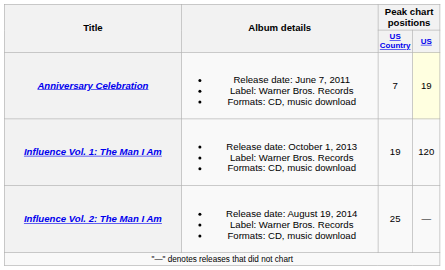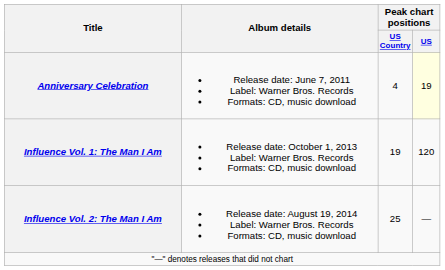(395, 85) 7 -> (395, 85) 4
